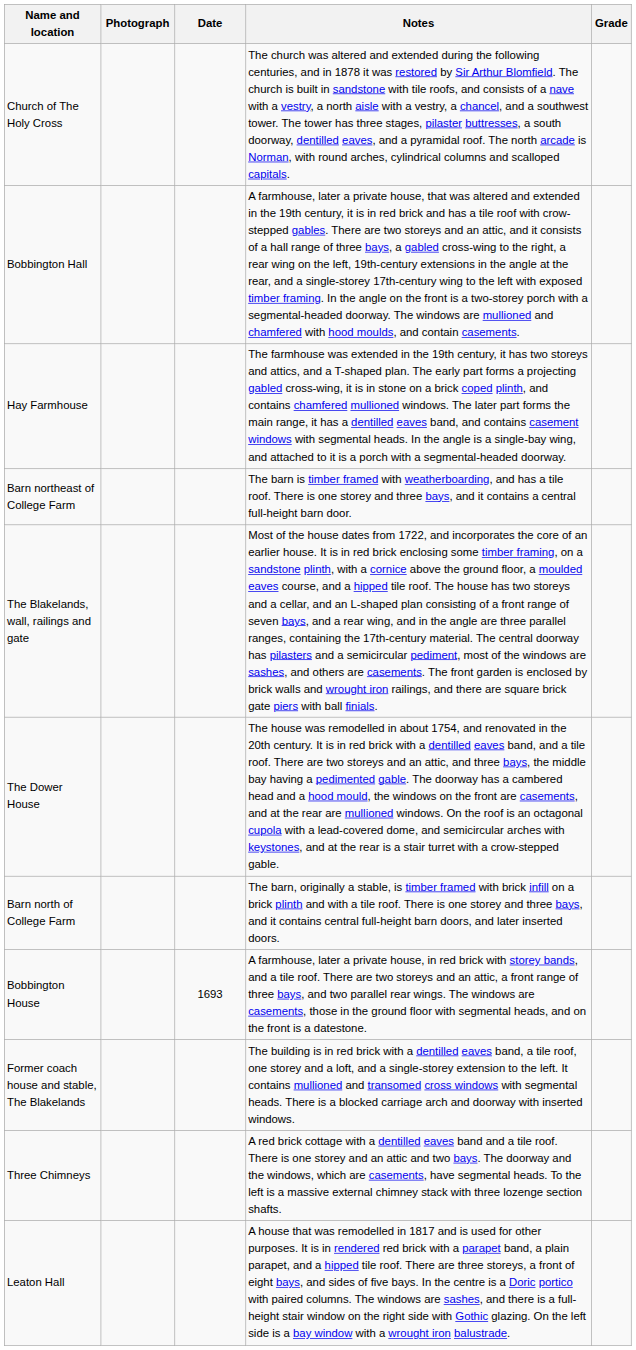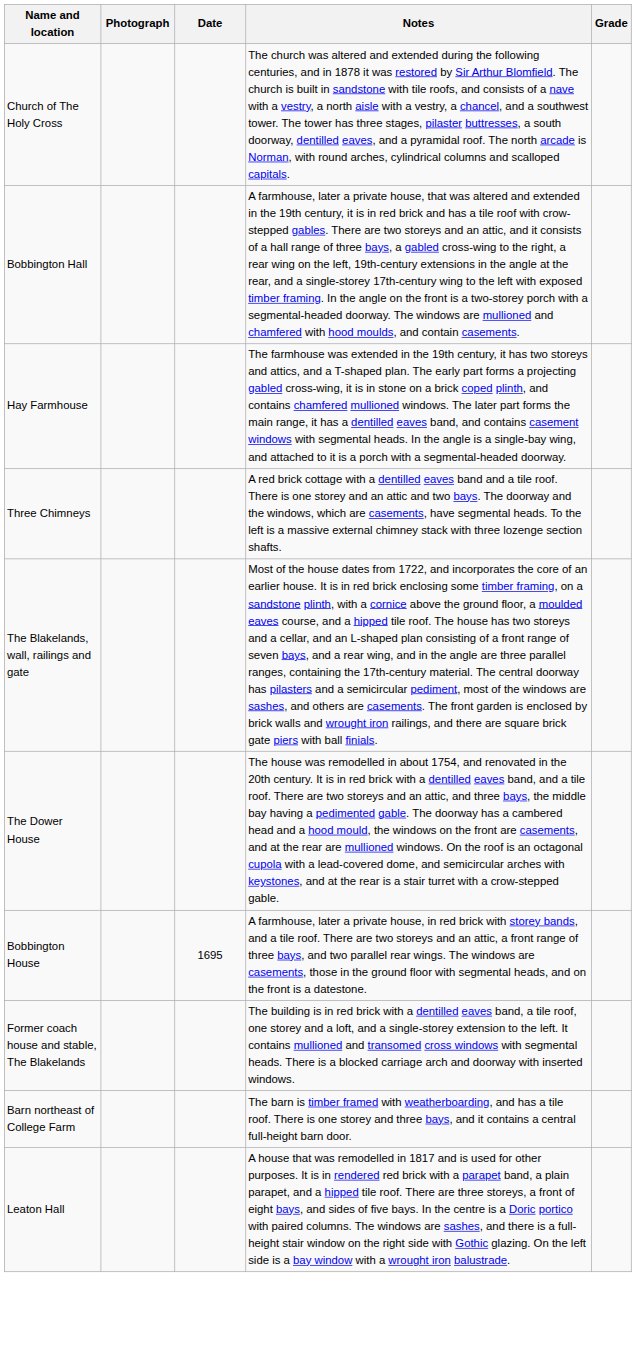rows swapped: (51, 496) <-> (49, 1175)
- row: (41, 912)
(210, 994) 1693 -> (210, 955) 1695
